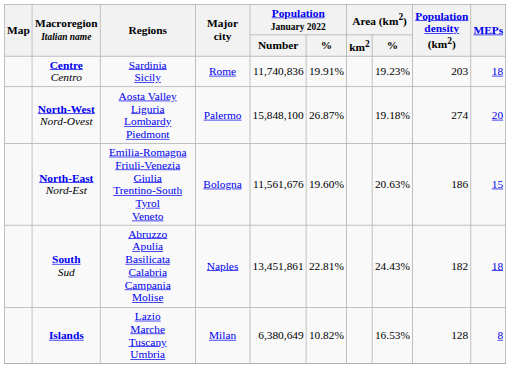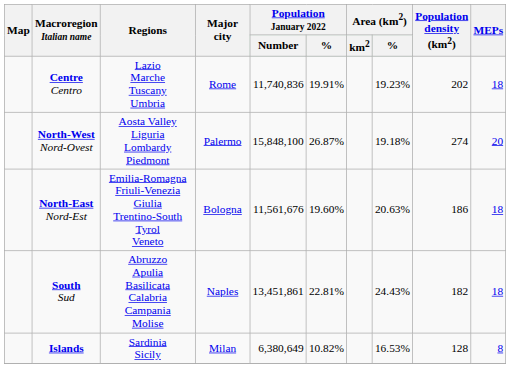(148, 71) Sardinia Sicily -> (148, 84) Lazio Marche Tuscany Umbria
(460, 71) 203 -> (460, 84) 202
(497, 184) 15 -> (497, 210) 18
(148, 335) Lazio Marche Tuscany Umbria -> (148, 348) Sardinia Sicily
